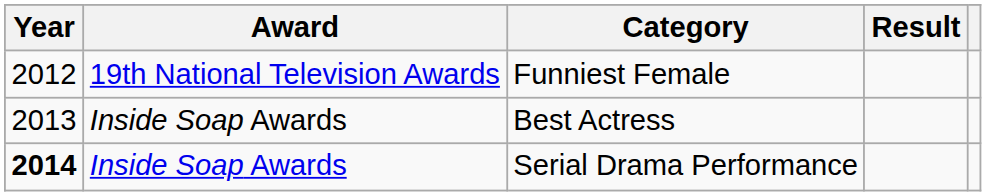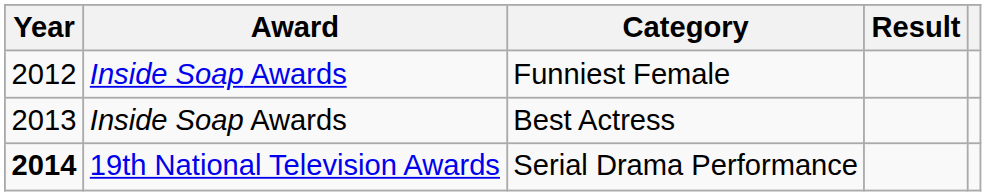(295, 73) 19th National Television Awards -> (218, 73) Inside Soap Awards
(218, 166) Inside Soap Awards -> (295, 166) 19th National Television Awards
